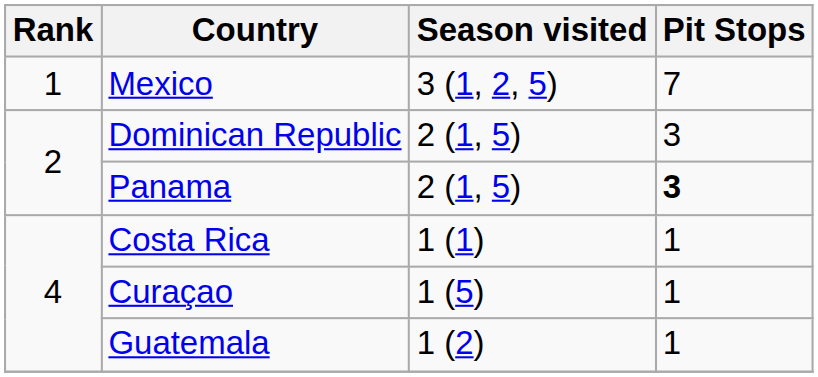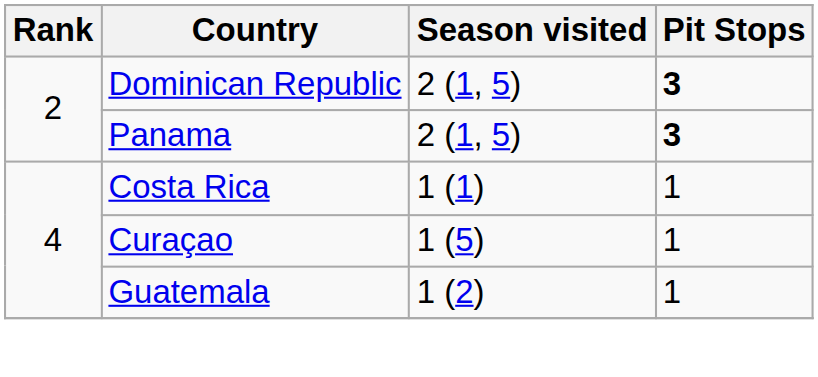- row: (161, 82)
(672, 135) normal -> (672, 82) bold
